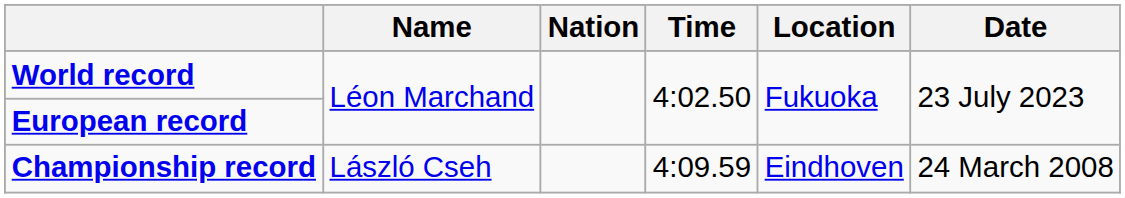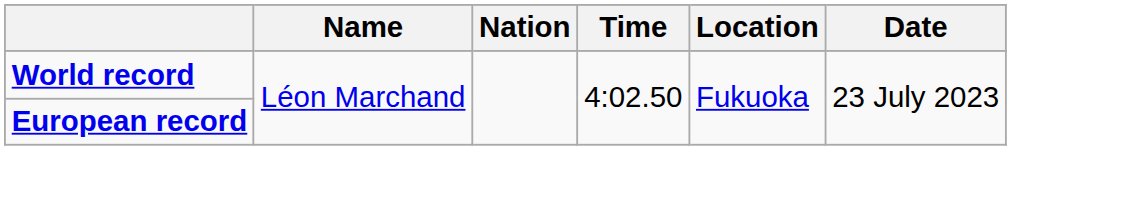- row: (164, 167)
